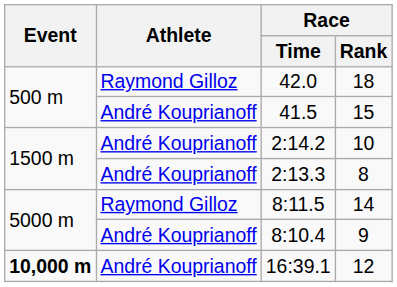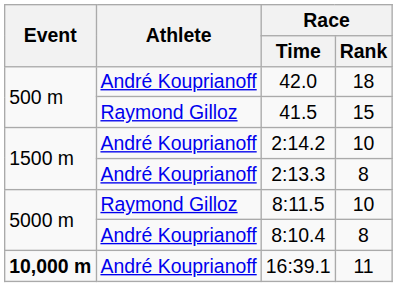(169, 82) Raymond Gilloz -> (179, 82) André Kouprianoff
(179, 113) André Kouprianoff -> (169, 113) Raymond Gilloz
(364, 205) 14 -> (364, 205) 10
(364, 235) 9 -> (364, 235) 8
(364, 266) 12 -> (364, 266) 11
